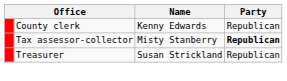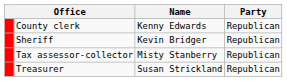+ row: (35, 40)
(253, 40) bold -> (253, 55) normal
